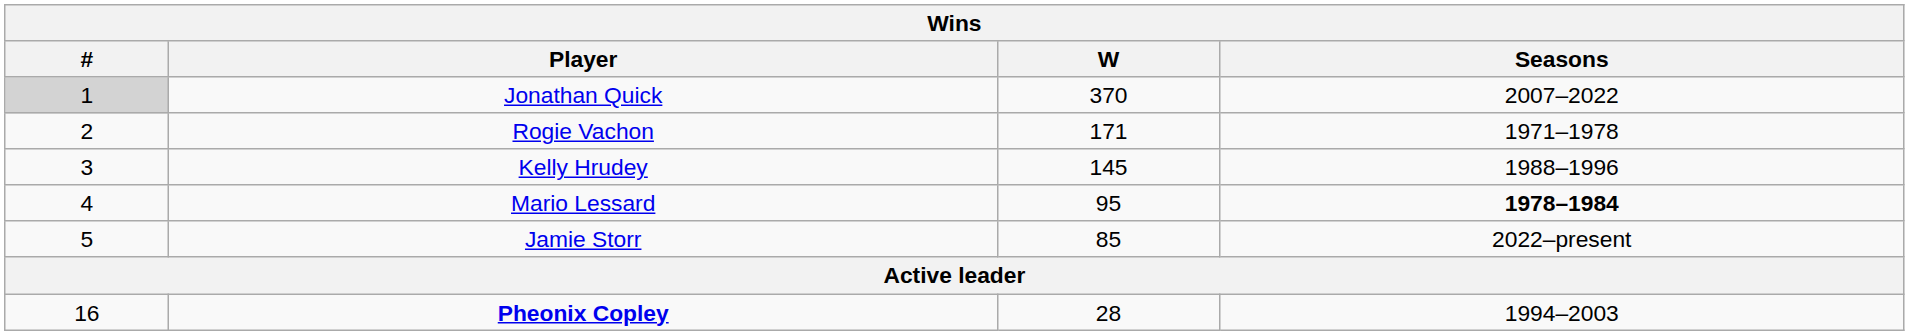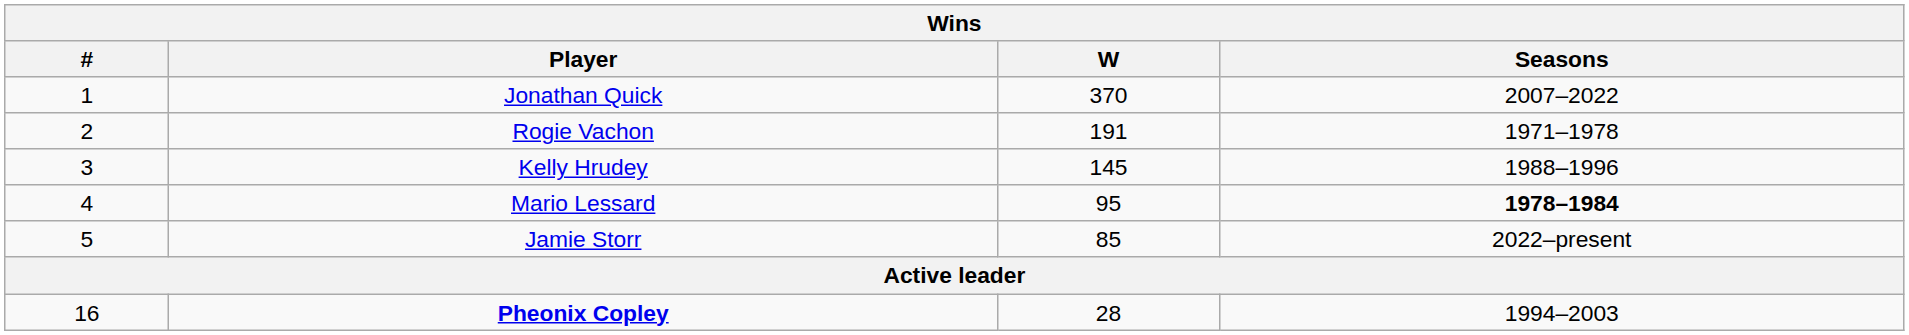(87, 95) lightgrey background -> (87, 95) no background
(1108, 131) 171 -> (1108, 131) 191
